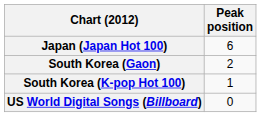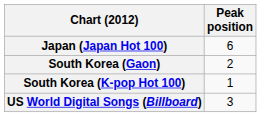(230, 102) 0 -> (230, 102) 3
